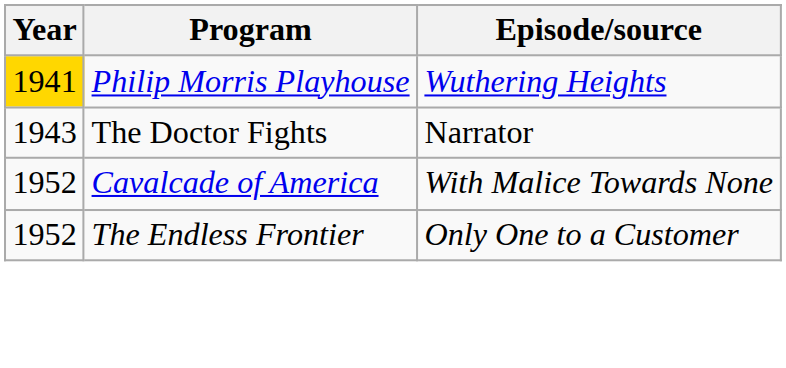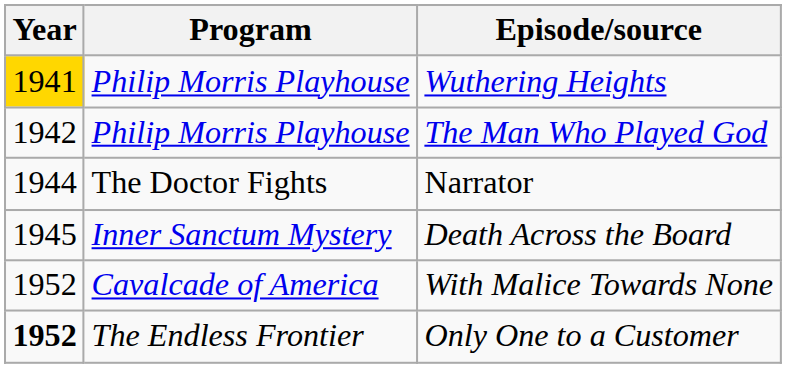+ row: (596, 132)
(45, 132) 1943 -> (45, 183) 1944
+ row: (578, 234)
(45, 234) normal -> (45, 336) bold
